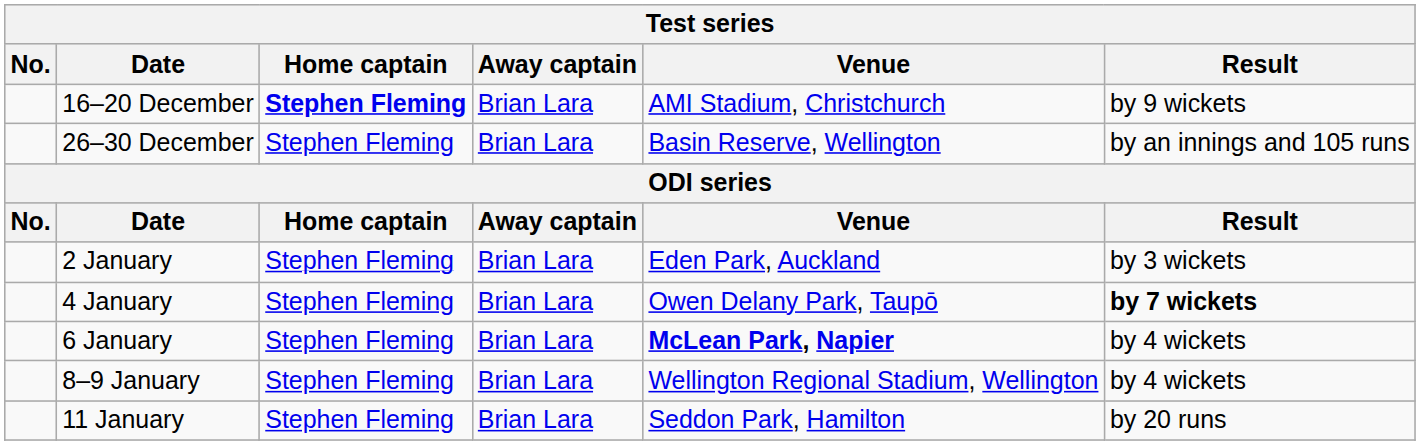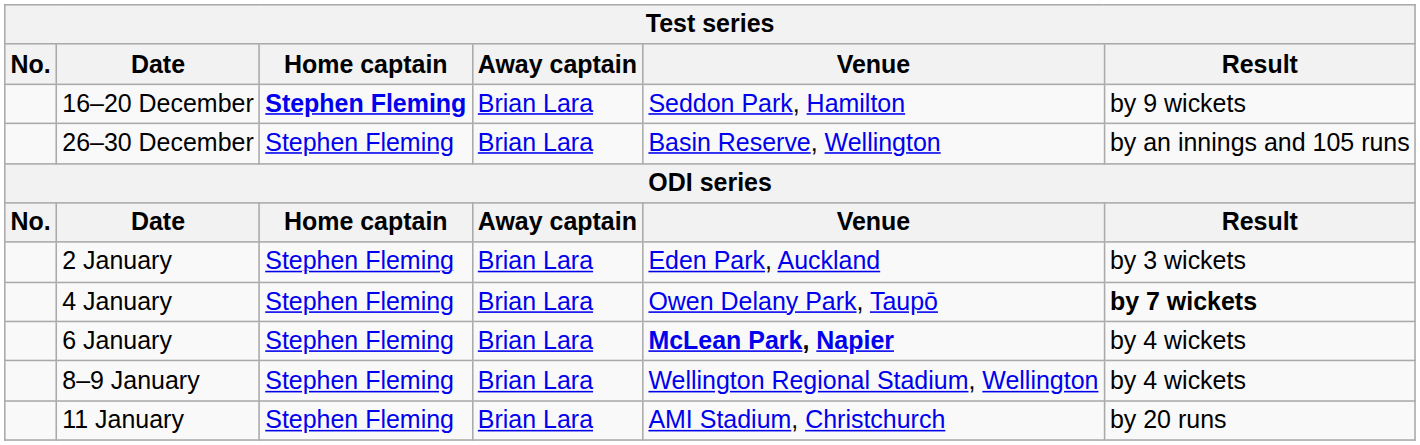(797, 103) AMI Stadium, Christchurch -> (777, 103) Seddon Park, Hamilton
(777, 420) Seddon Park, Hamilton -> (797, 420) AMI Stadium, Christchurch
